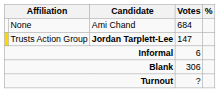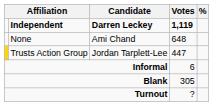+ row: (37, 26)
(185, 26) 684 -> (179, 39) 648
(133, 39) bold -> (130, 53) normal
(185, 39) 147 -> (179, 53) 447
(193, 67) 306 -> (187, 81) 305
